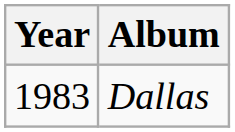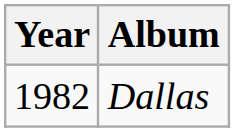(52, 95) 1983 -> (52, 95) 1982
